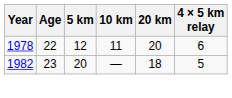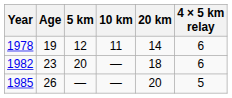(50, 45) 22 -> (50, 45) 19
(155, 45) 20 -> (155, 45) 14
(201, 64) 5 -> (201, 64) 6
+ row: (20, 83)
